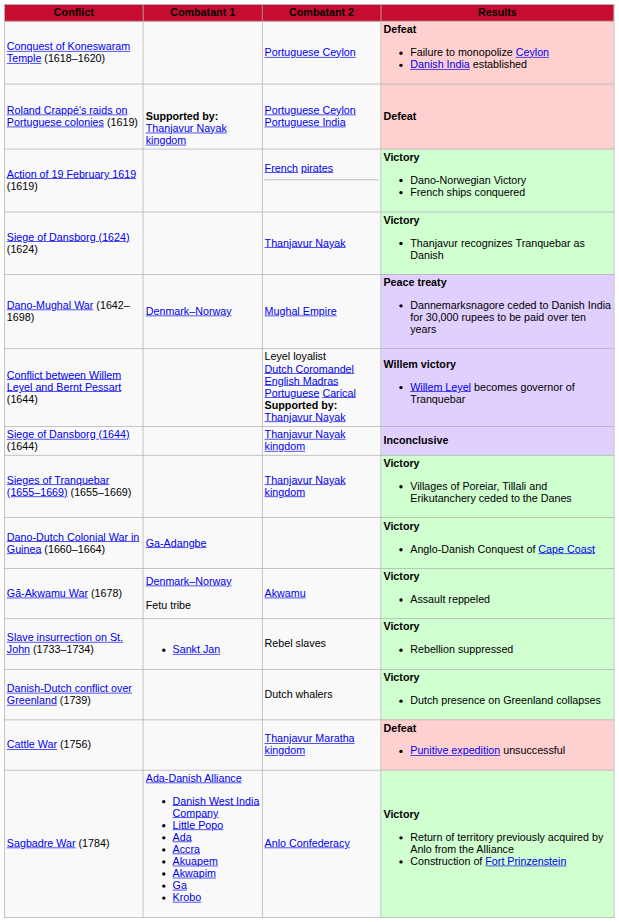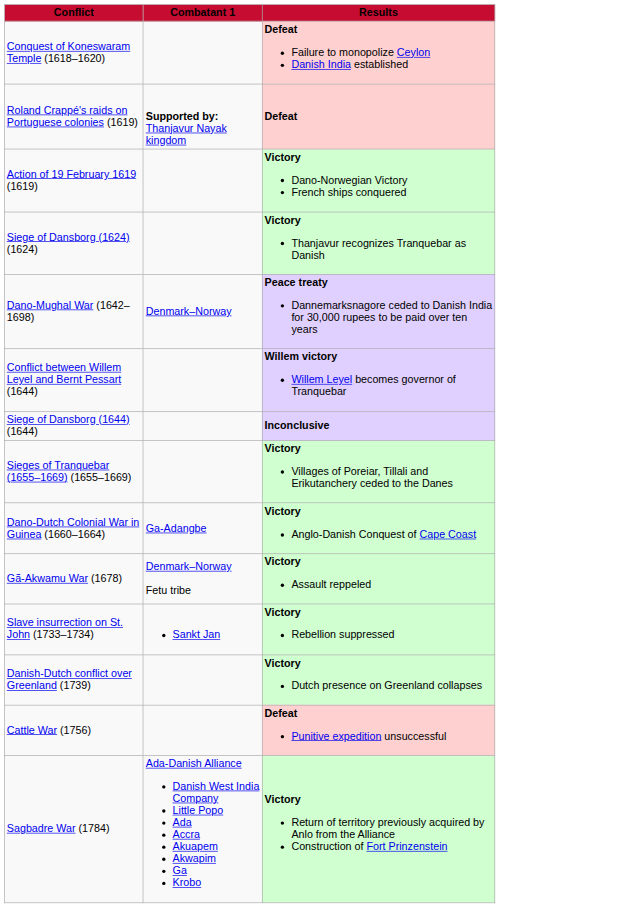- column: (322, 13)
